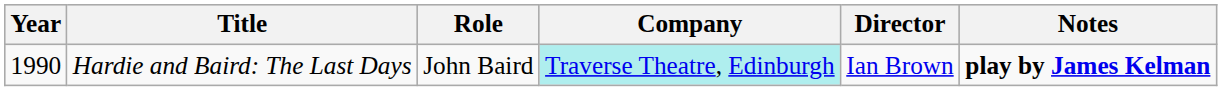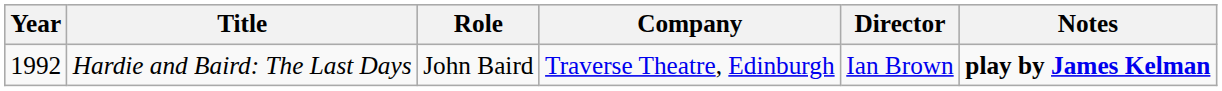(36, 64) 1990 -> (36, 64) 1992
(690, 64) paleturquoise background -> (690, 64) no background
